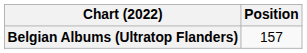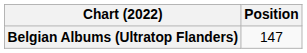(271, 37) 157 -> (271, 37) 147
